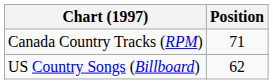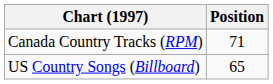(237, 66) 62 -> (237, 66) 65
